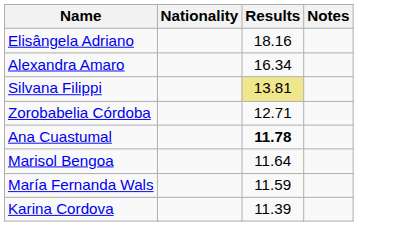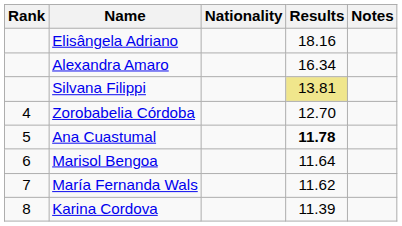+ column: (27, 16)
(273, 112) 12.71 -> (317, 112) 12.70
(273, 185) 11.59 -> (317, 185) 11.62
